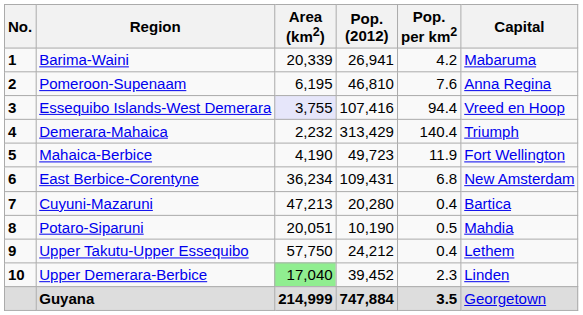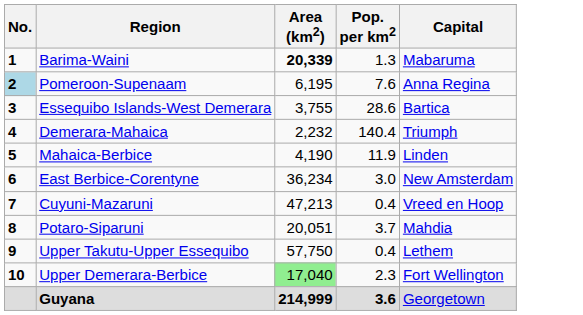- column: (367, 27)
(310, 60) normal -> (310, 60) bold
(447, 60) 4.2 -> (385, 60) 1.3
(12, 84) no background -> (12, 84) lightblue background
(314, 108) lavender background -> (314, 108) no background
(443, 108) 94.4 -> (381, 108) 28.6
(515, 108) Vreed en Hoop -> (426, 108) Bartica
(515, 156) Fort Wellington -> (425, 156) Linden
(447, 179) 6.8 -> (385, 179) 3.0
(488, 203) Bartica -> (453, 203) Vreed en Hoop
(447, 227) 0.5 -> (385, 227) 3.7
(487, 275) Linden -> (453, 275) Fort Wellington
(447, 298) 3.5 -> (385, 298) 3.6
